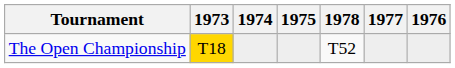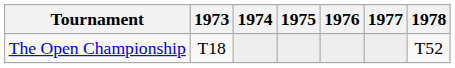columns swapped: (429, 19) <-> (342, 19)
(212, 48) gold background -> (212, 48) no background
